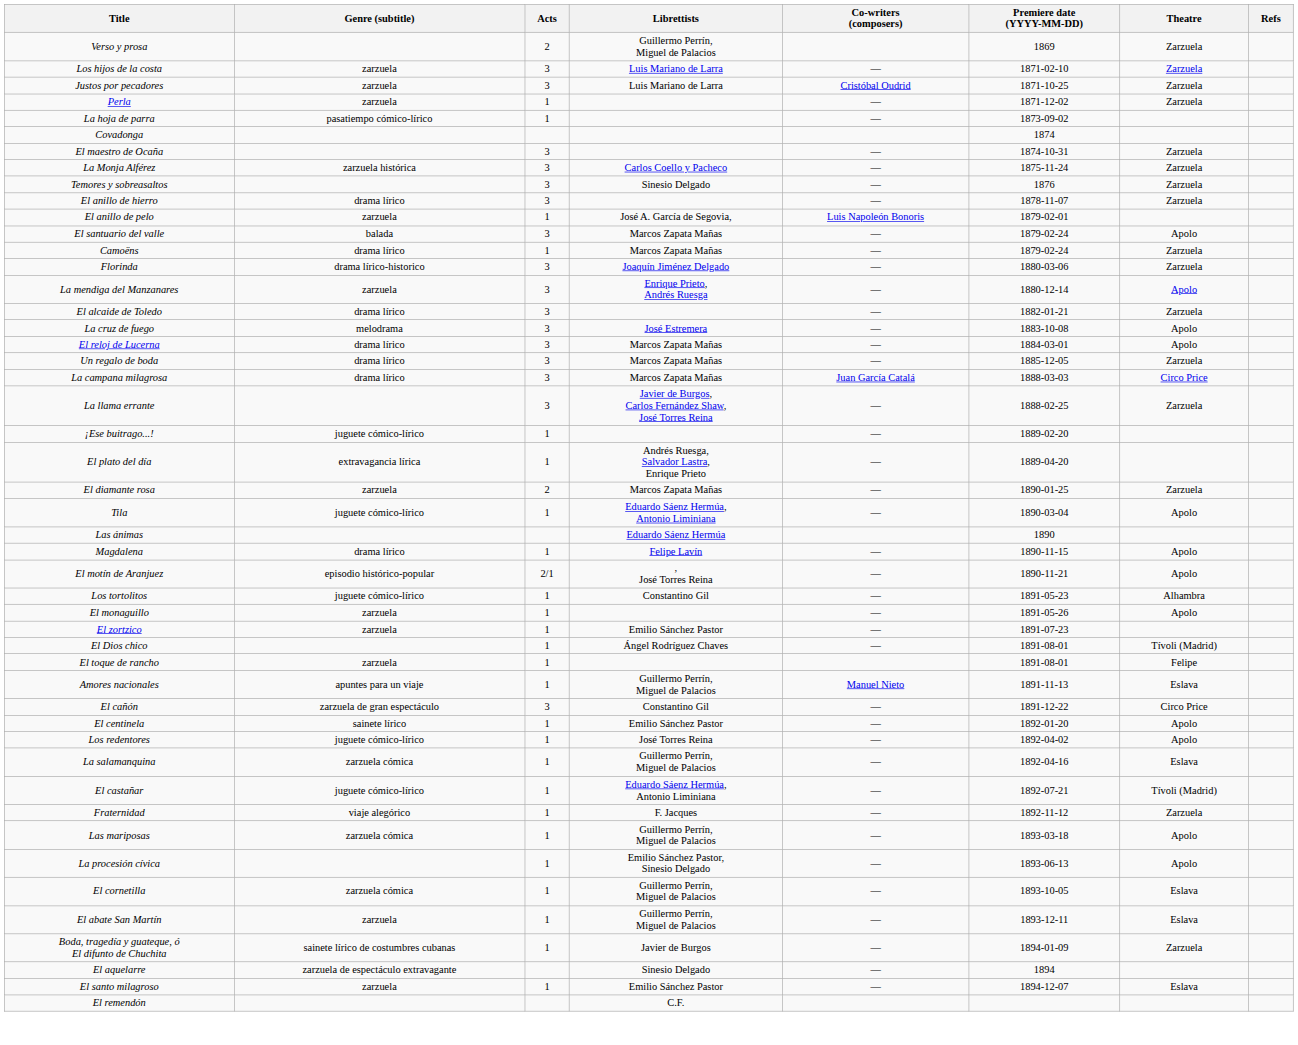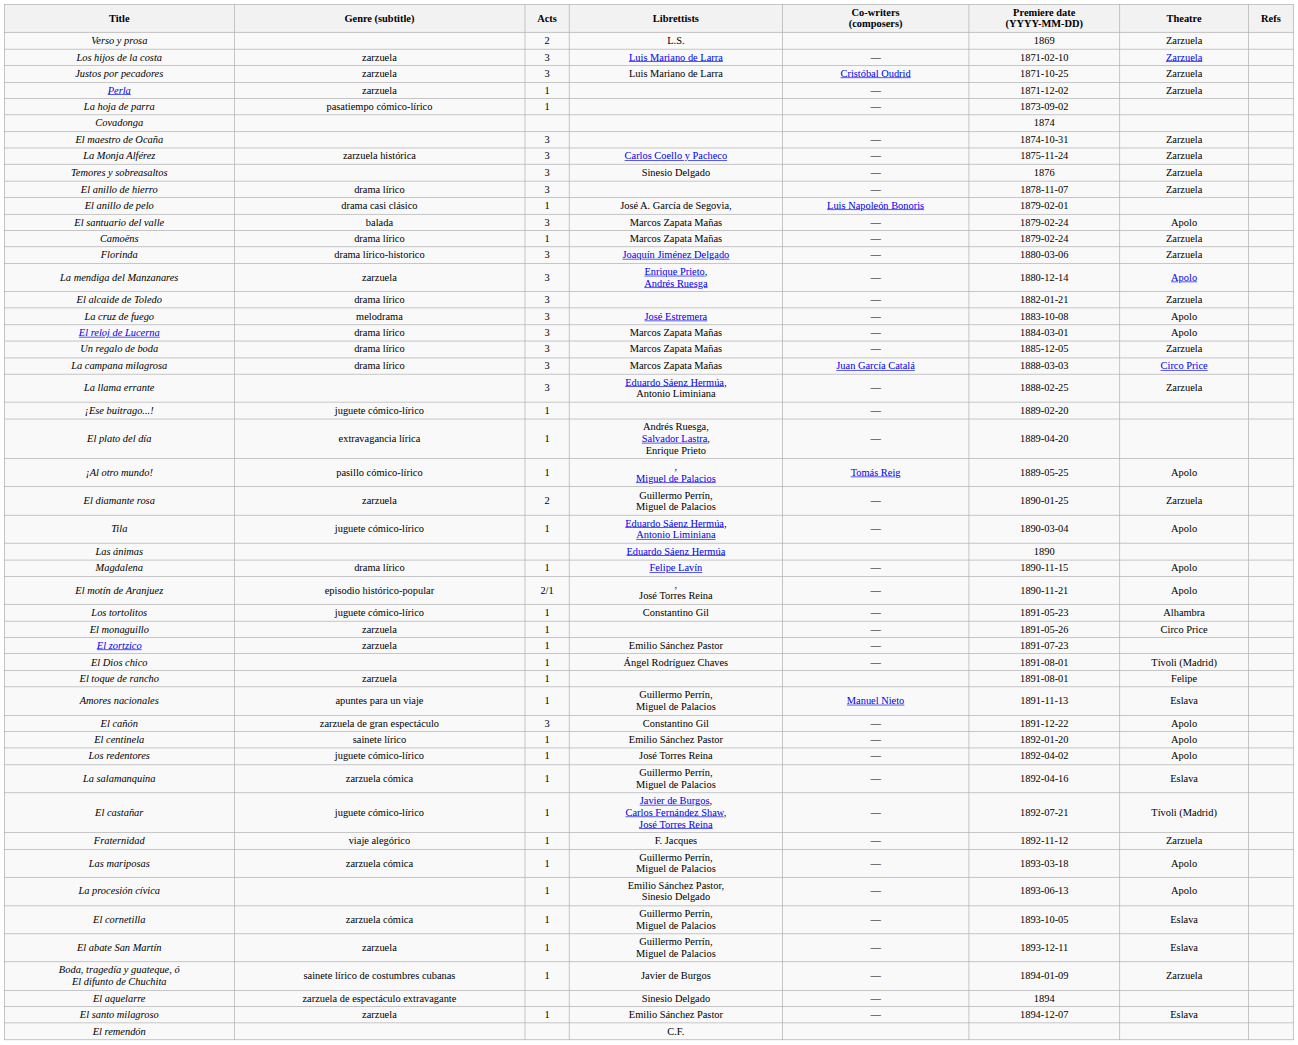(676, 46) Guillermo Perrín, Miguel de Palacios -> (676, 40) L.S.
(379, 217) zarzuela -> (379, 205) drama casi clásico
(676, 405) Javier de Burgos, Carlos Fernández Shaw, José Torres Reina -> (676, 388) Eduardo Sáenz Hermúa, Antonio Liminiana
+ row: (119, 472)
(676, 490) Marcos Zapata Mañas -> (676, 501) Guillermo Perrín, Miguel de Palacios
(1184, 612) Apolo -> (1184, 629) Circo Price
(1184, 707) Circo Price -> (1184, 723) Apolo
(676, 790) Eduardo Sáenz Hermúa, Antonio Liminiana -> (676, 812) Javier de Burgos, Carlos Fernández Shaw, José Torres Reina
